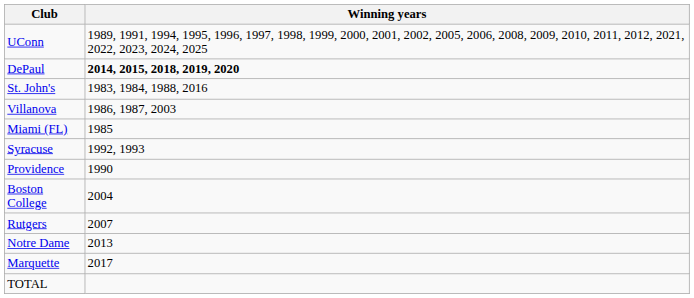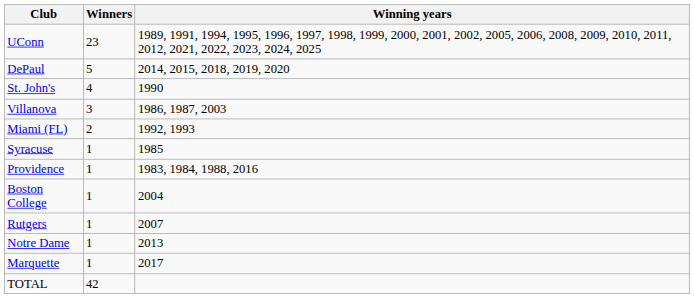+ column: (109, 14)
(163, 68) bold -> (214, 68) normal
(148, 88) 1983, 1984, 1988, 2016 -> (151, 88) 1990
(100, 128) 1985 -> (166, 128) 1992, 1993
(116, 149) 1992, 1993 -> (151, 149) 1985
(100, 169) 1990 -> (198, 169) 1983, 1984, 1988, 2016
